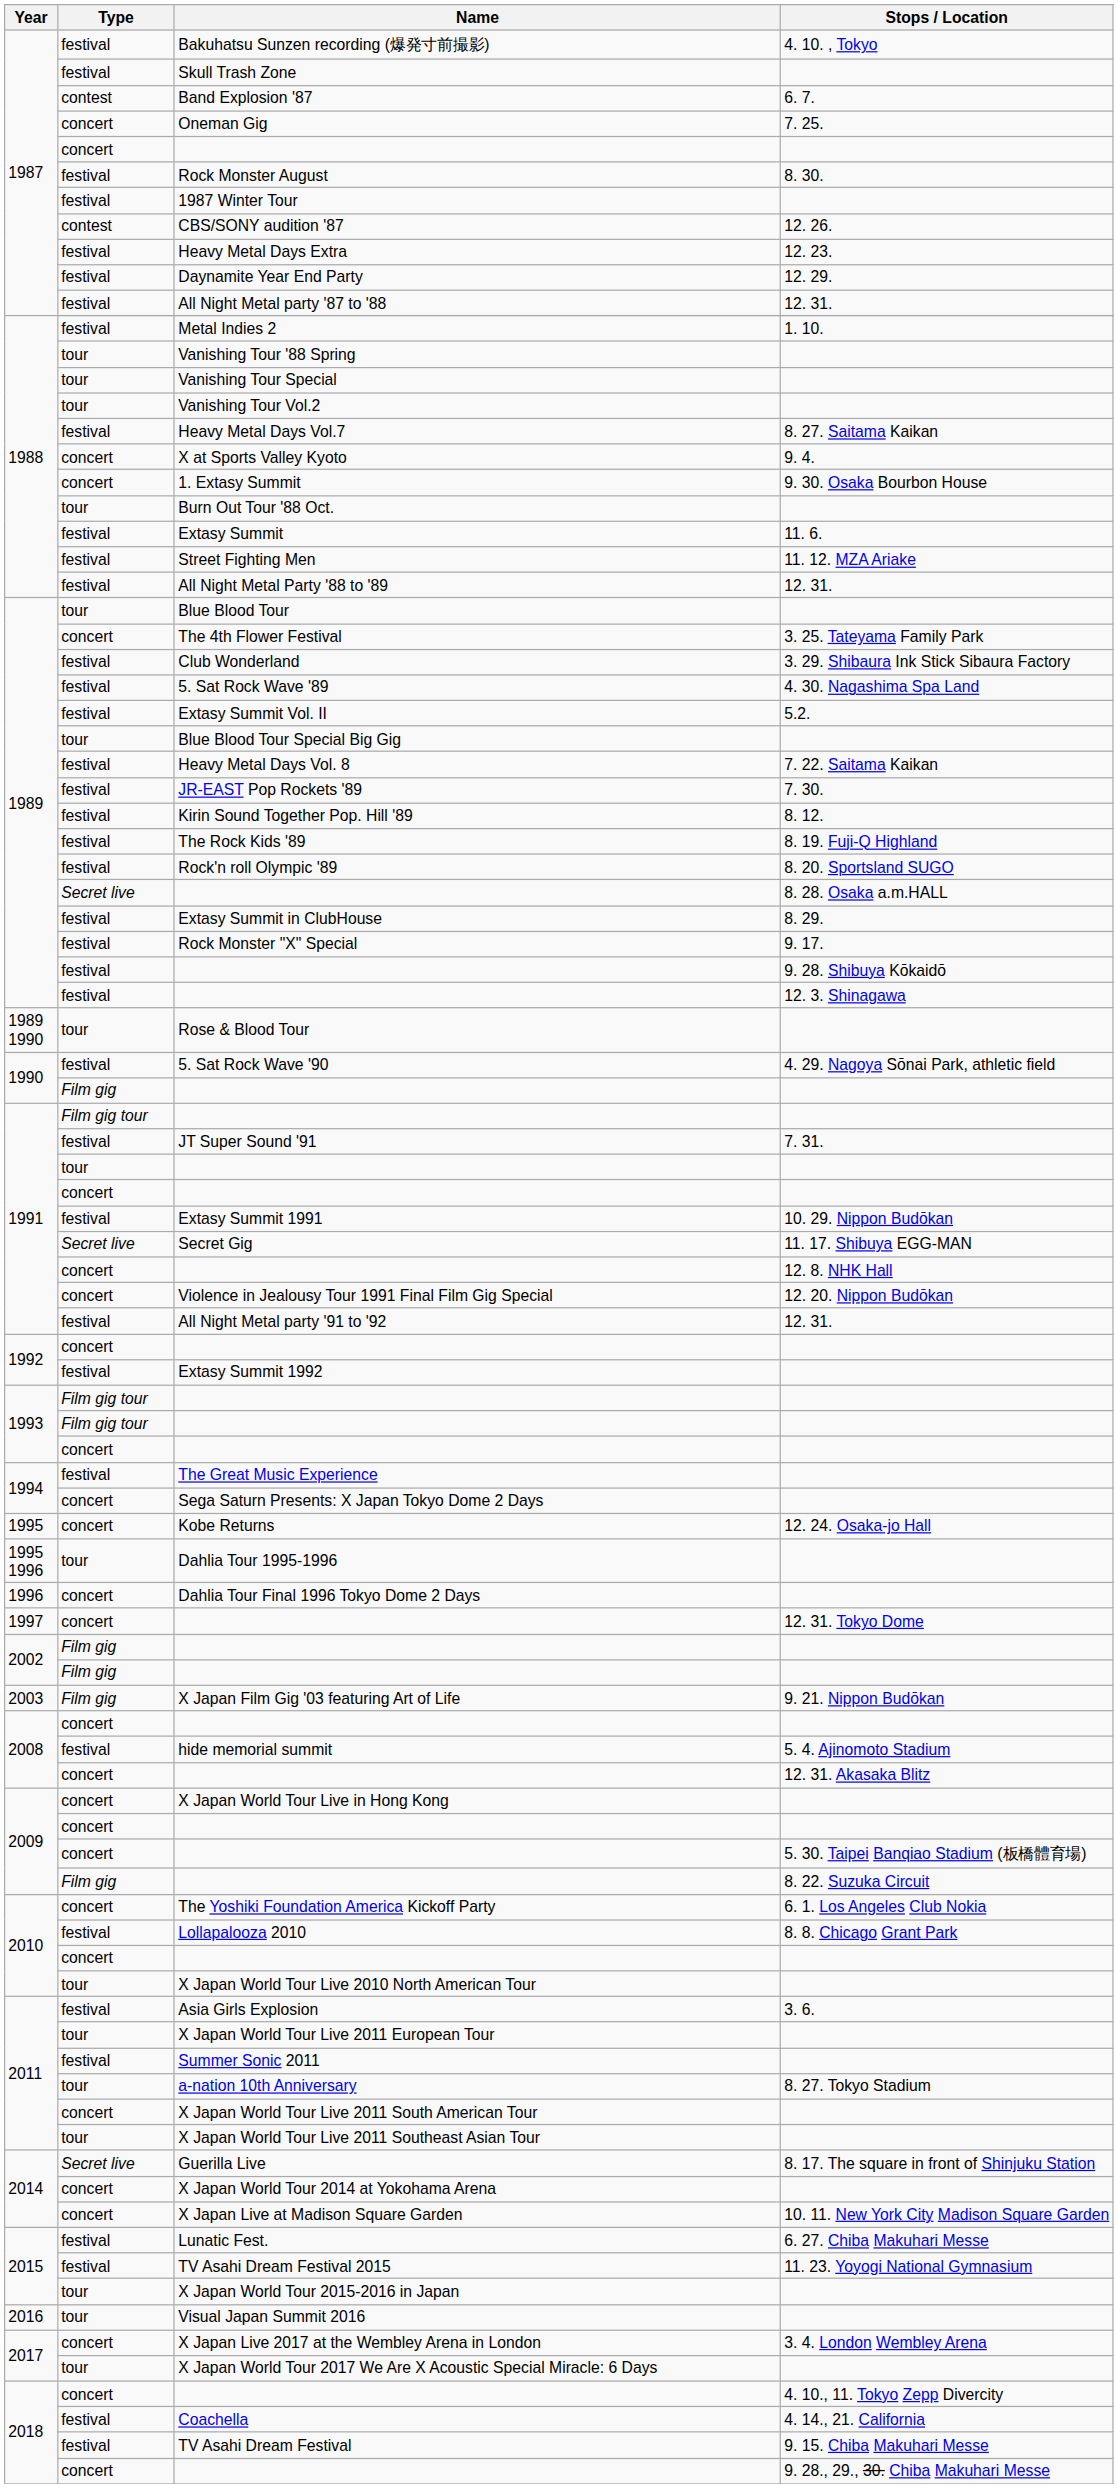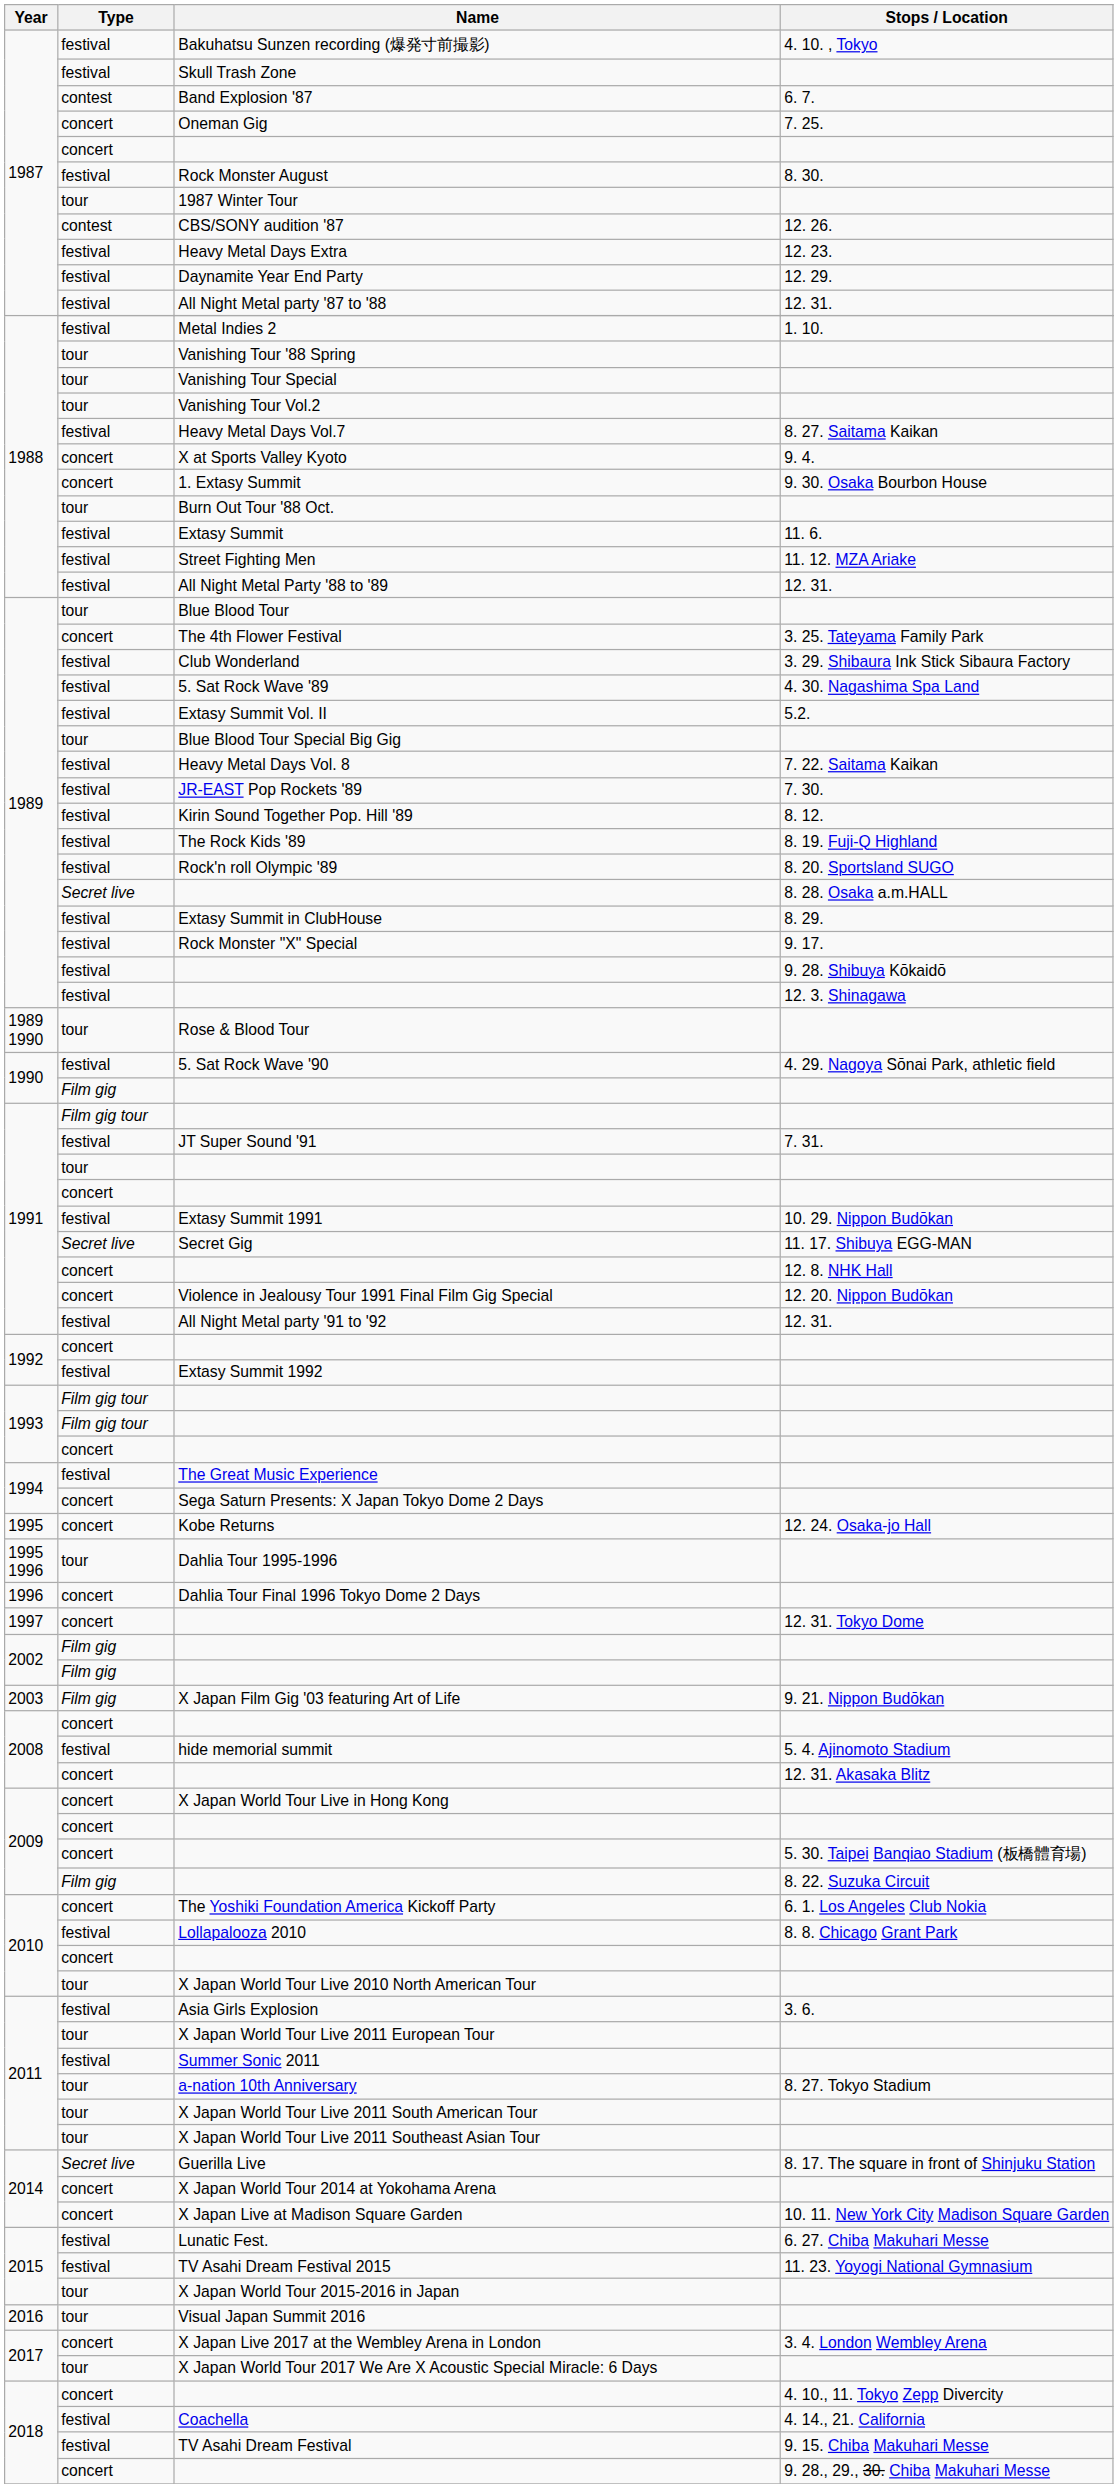(86, 201) festival -> (75, 201) tour
(87, 2112) concert -> (75, 2112) tour
